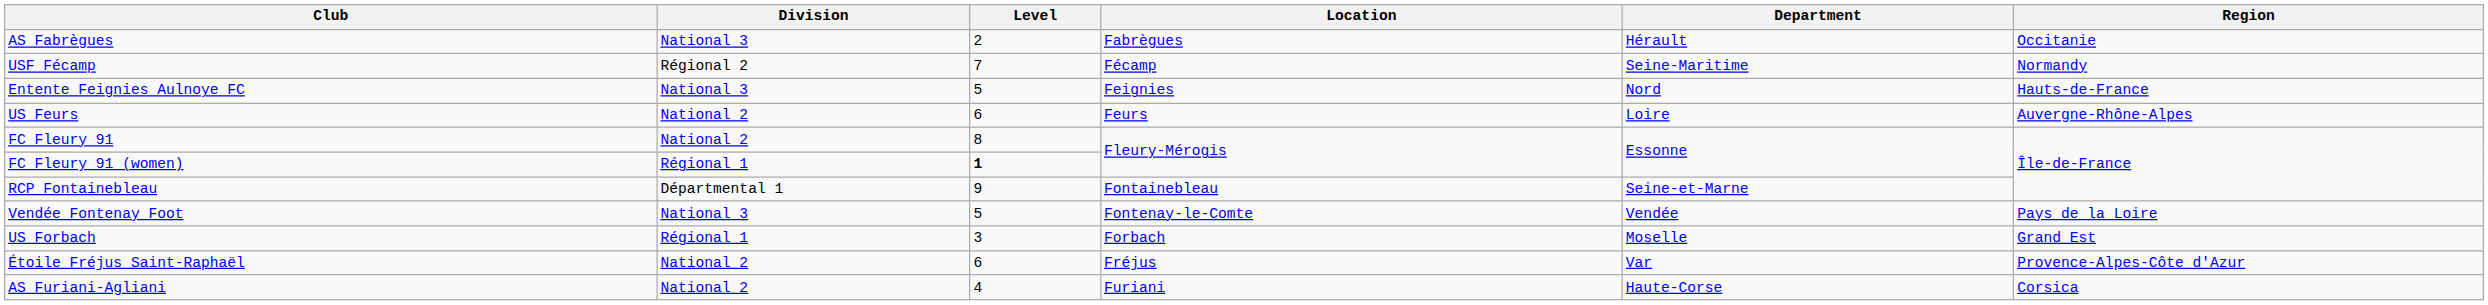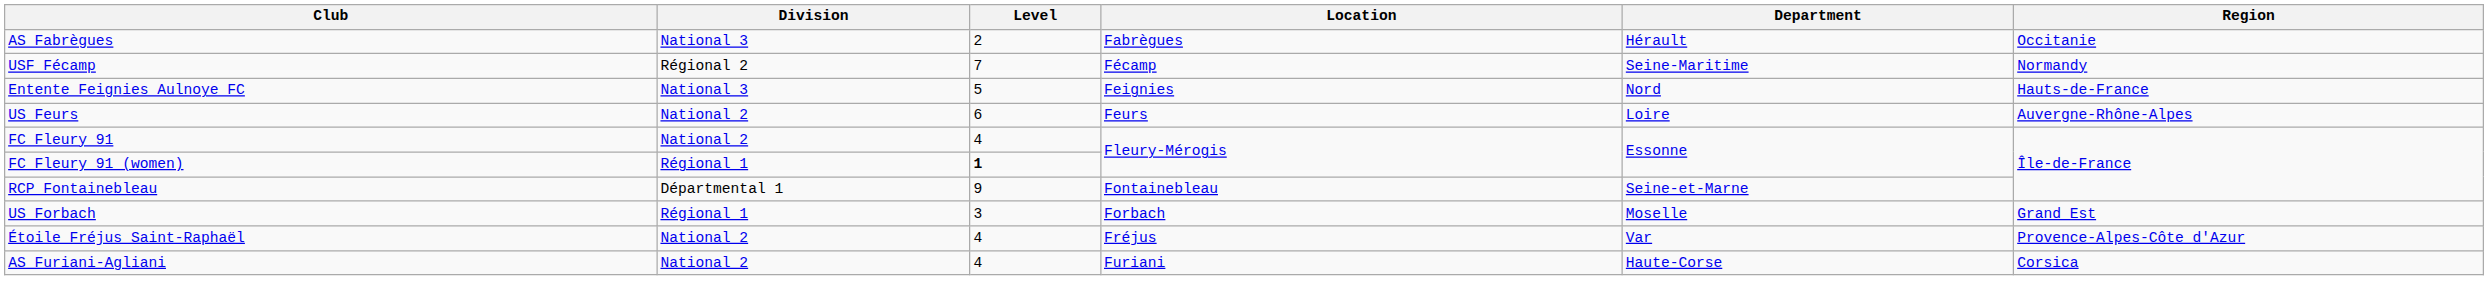(978, 139) 8 -> (978, 139) 4
- row: (96, 213)
(978, 262) 6 -> (978, 238) 4
